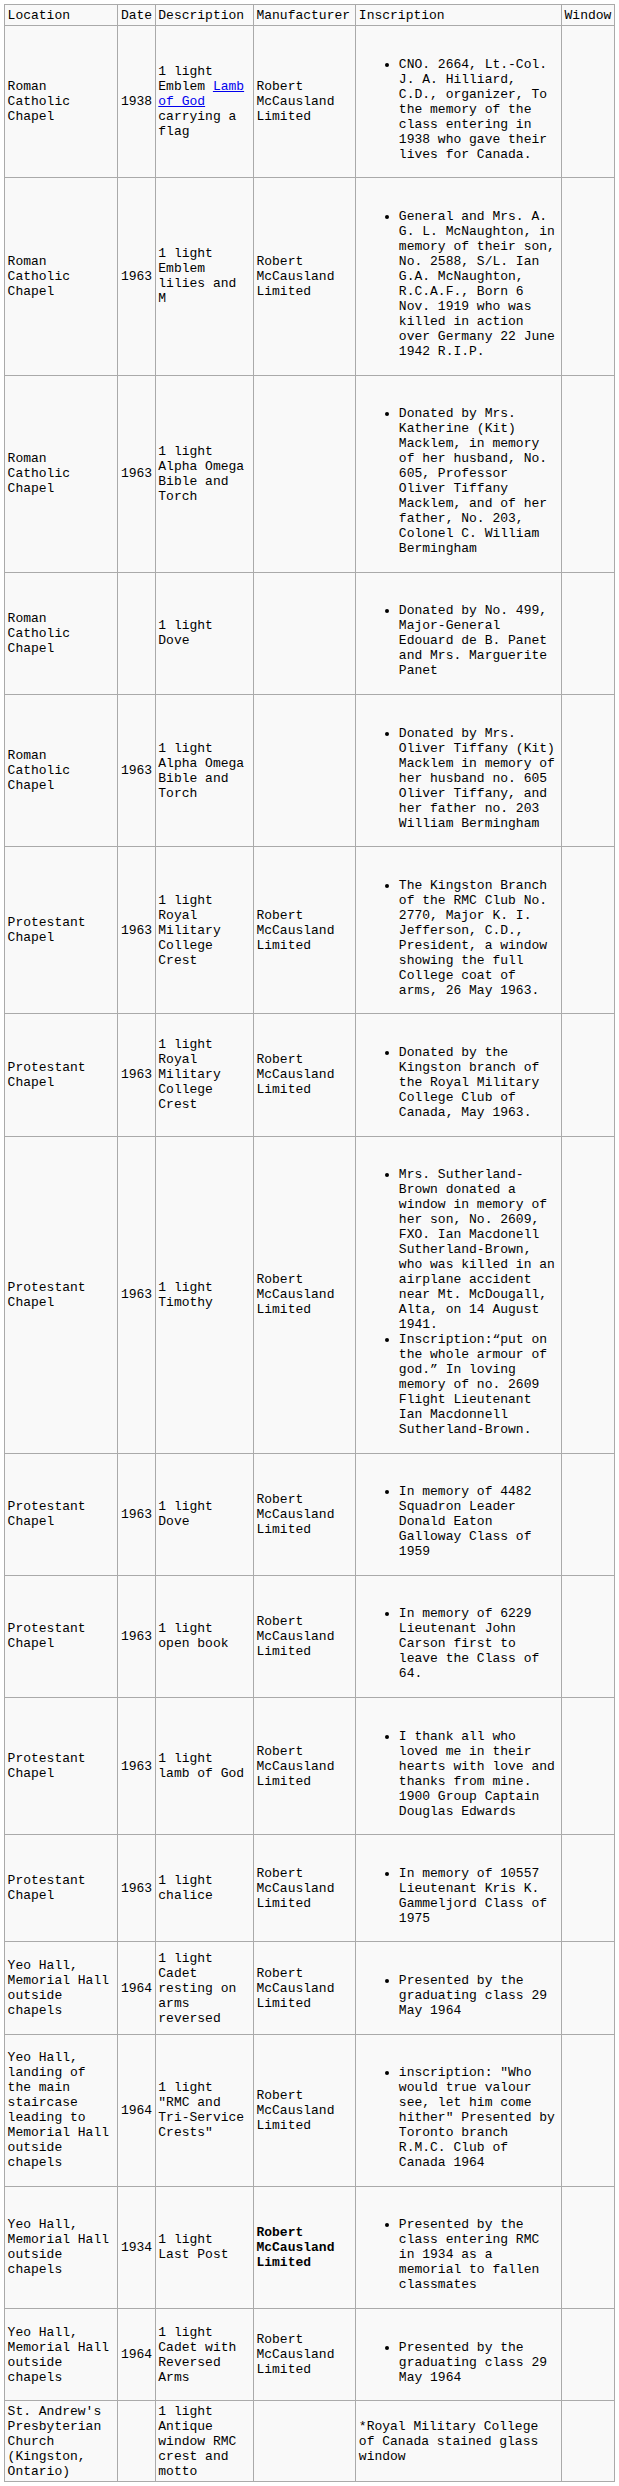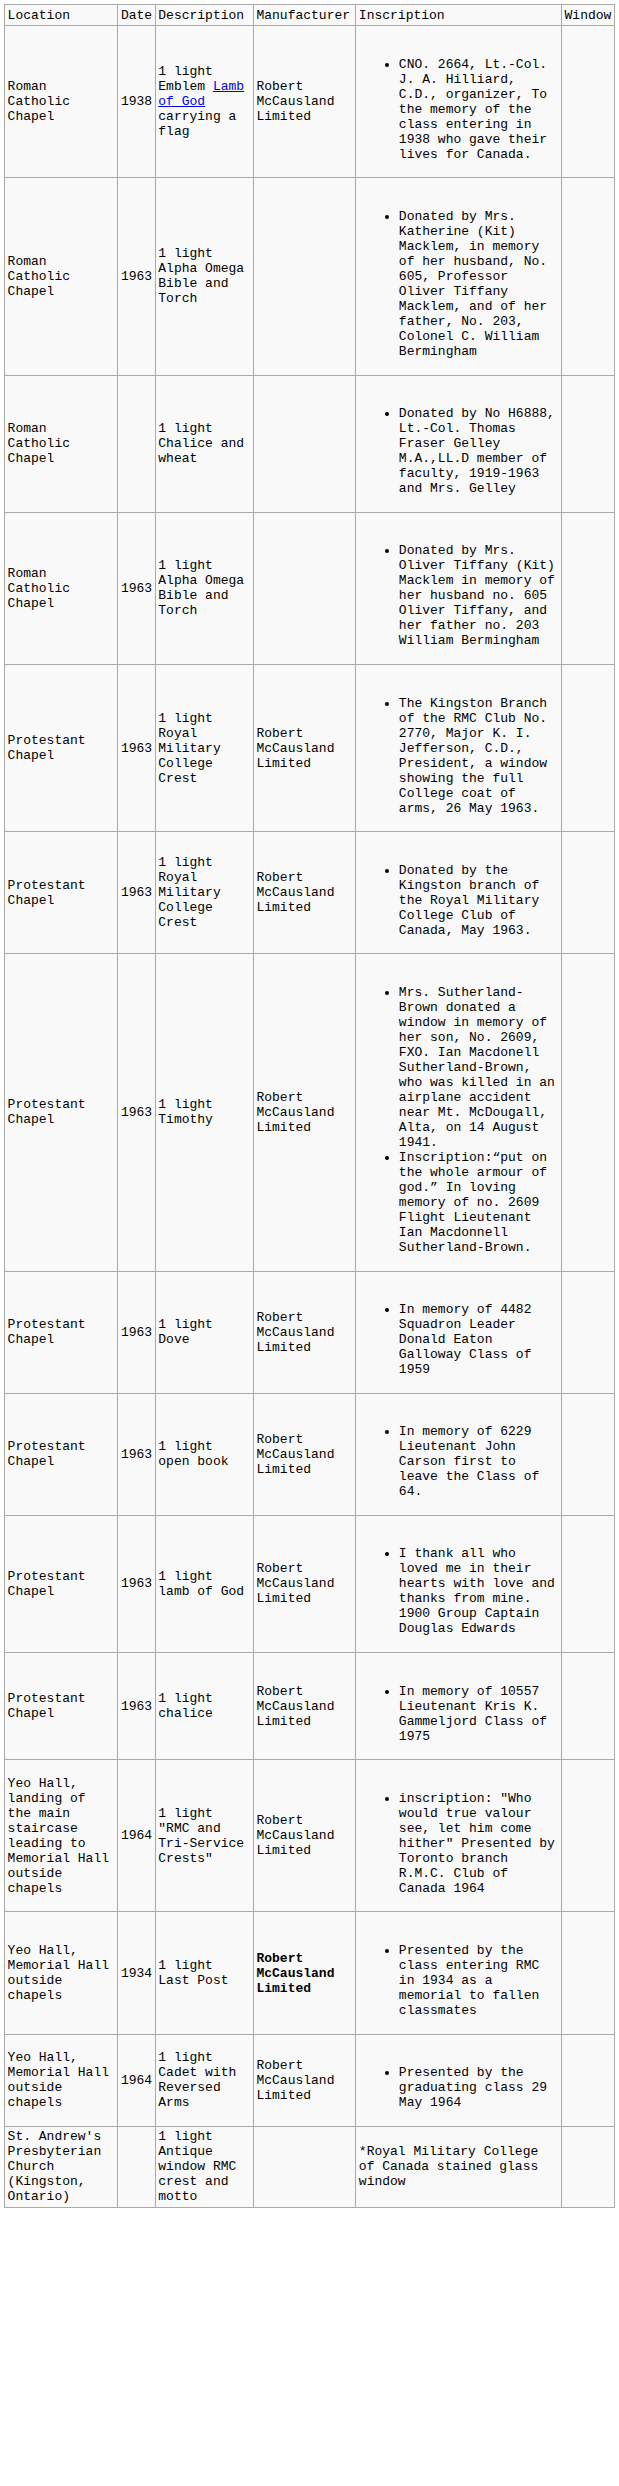- row: (39, 276)
- row: (39, 633)
+ row: (39, 444)
- row: (58, 1988)
